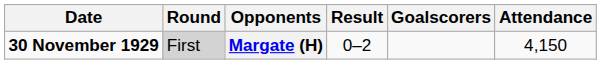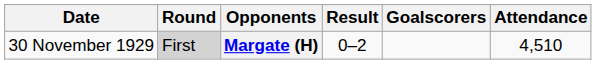(84, 45) bold -> (81, 45) normal
(546, 45) 4,150 -> (541, 45) 4,510
